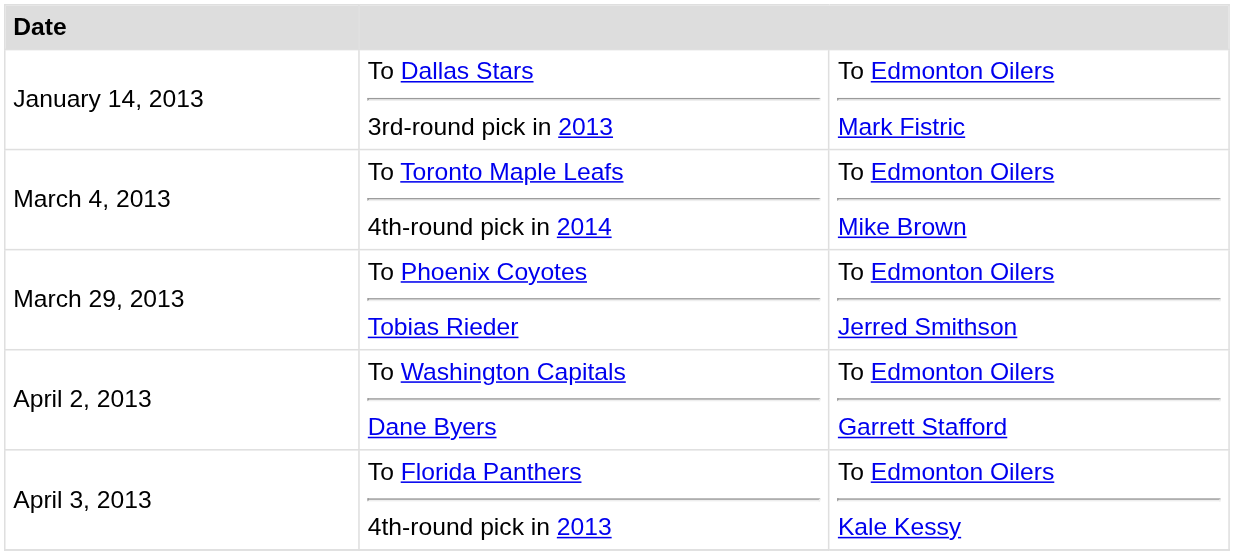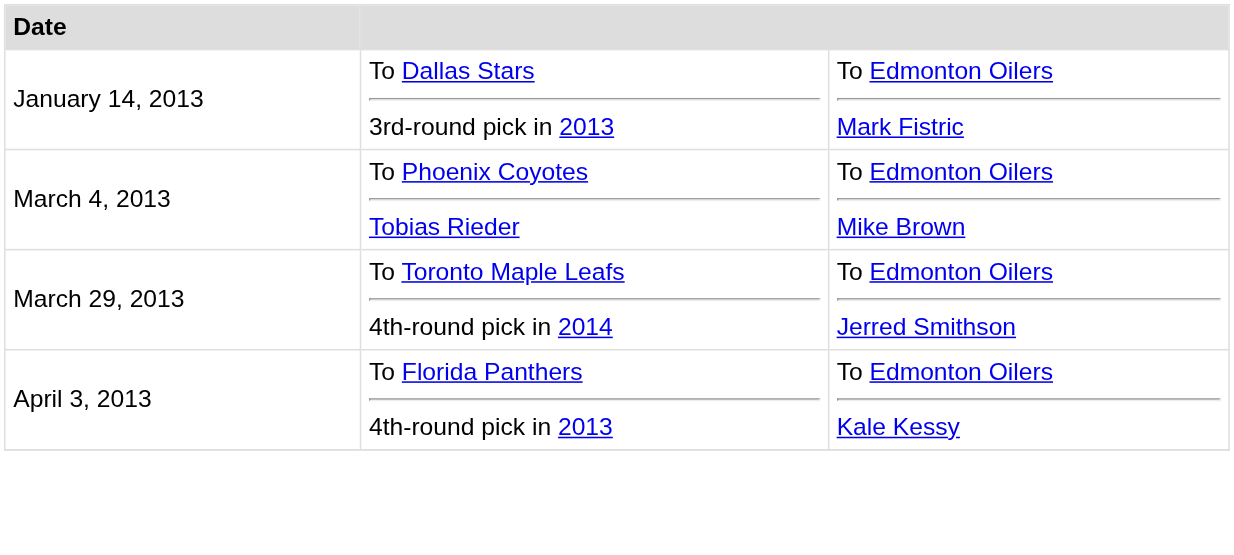(594, 199) To Toronto Maple Leafs 4th-round pick in 2014 -> (594, 199) To Phoenix Coyotes Tobias Rieder
(594, 299) To Phoenix Coyotes Tobias Rieder -> (594, 299) To Toronto Maple Leafs 4th-round pick in 2014
- row: (82, 399)
